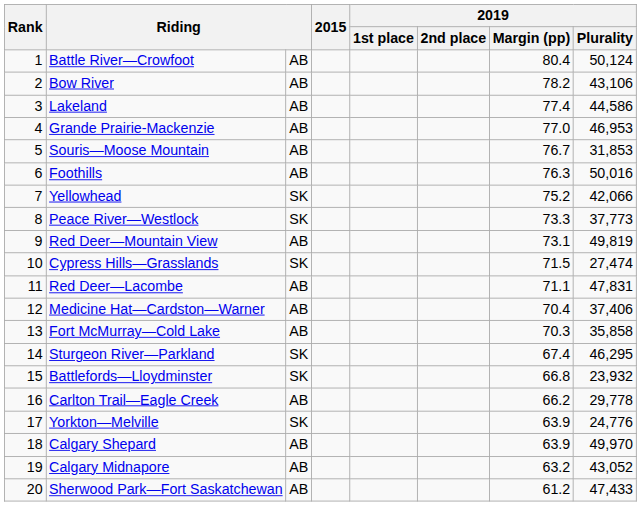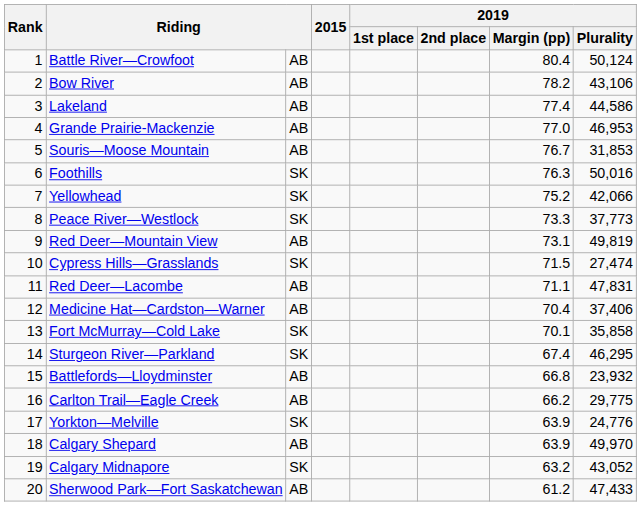(299, 173) AB -> (299, 173) SK
(299, 331) AB -> (299, 331) SK
(556, 331) 70.3 -> (556, 331) 70.1
(299, 377) SK -> (299, 377) AB
(611, 399) 29,778 -> (611, 399) 29,775
(299, 467) AB -> (299, 467) SK
